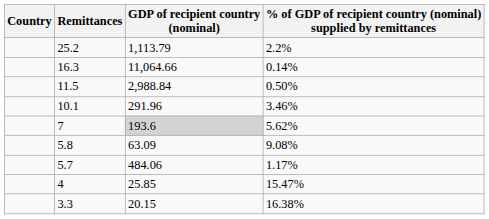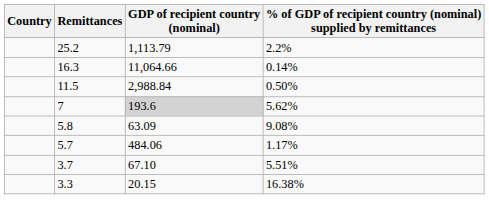- row: (68, 106)
- row: (60, 184)
+ row: (65, 164)
